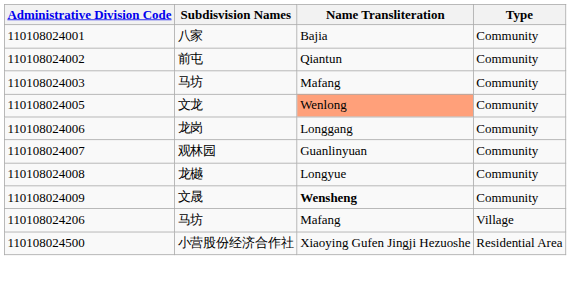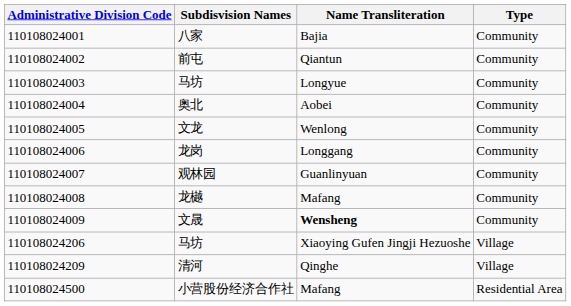(320, 82) Mafang -> (323, 82) Longyue
+ row: (46, 105)
(323, 105) lightsalmon background -> (323, 128) no background
(323, 174) Longyue -> (320, 197) Mafang
(320, 220) Mafang -> (385, 243) Xiaoying Gufen Jingji Hezuoshe
+ row: (46, 266)
(385, 243) Xiaoying Gufen Jingji Hezuoshe -> (320, 289) Mafang
